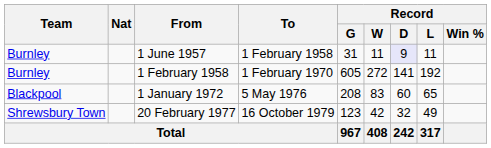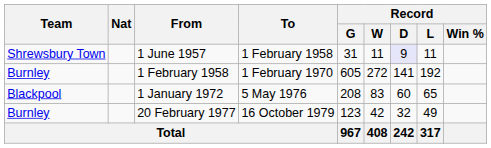(28, 53) Burnley -> (56, 53) Shrewsbury Town
(56, 113) Shrewsbury Town -> (28, 113) Burnley
